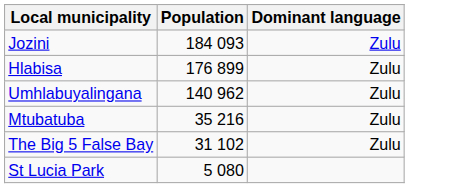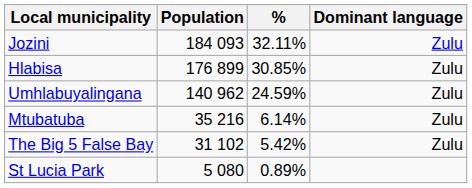+ column: (279, 17)
